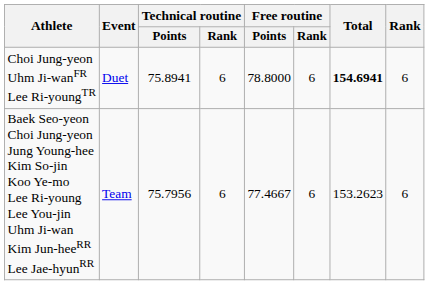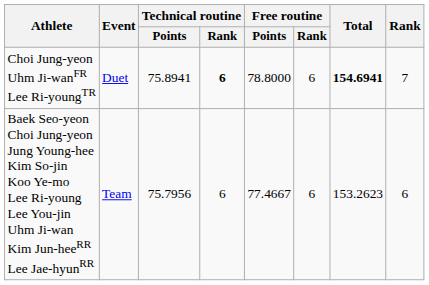(222, 78) normal -> (222, 78) bold
(405, 78) 6 -> (405, 78) 7
